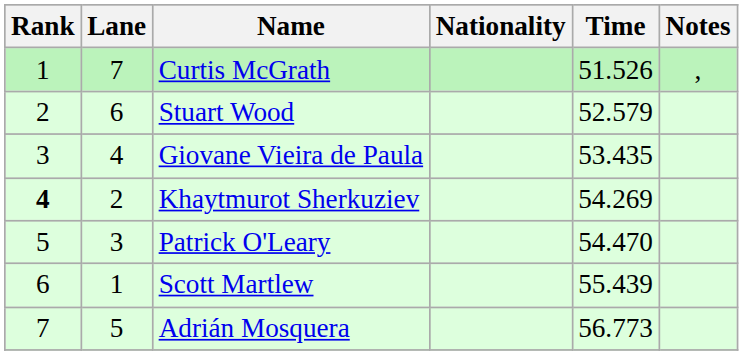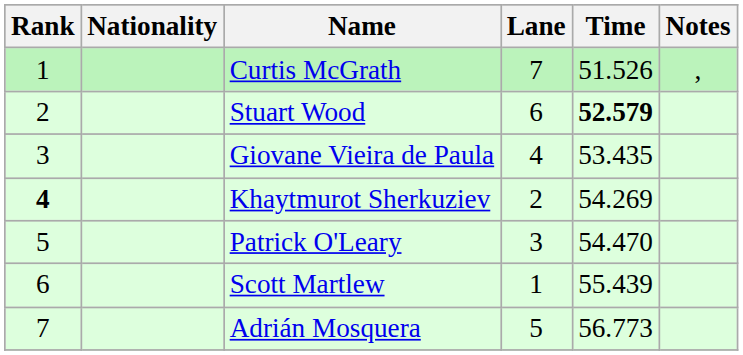columns swapped: (117, 26) <-> (501, 26)
(616, 112) normal -> (616, 112) bold
